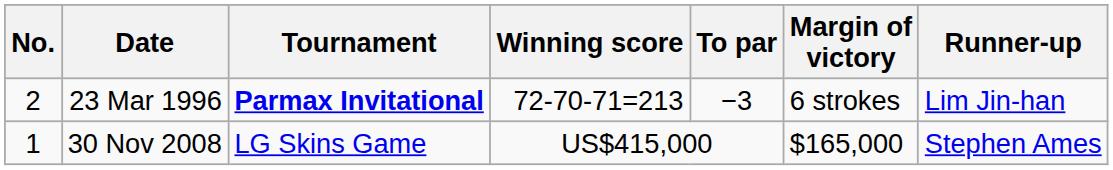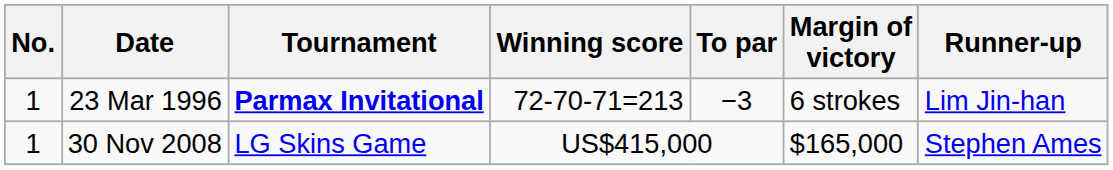(33, 100) 2 -> (33, 100) 1
